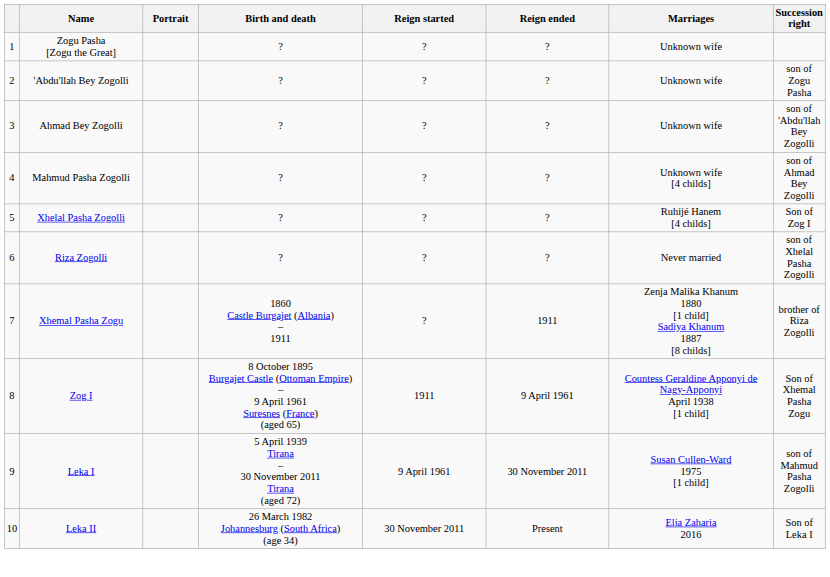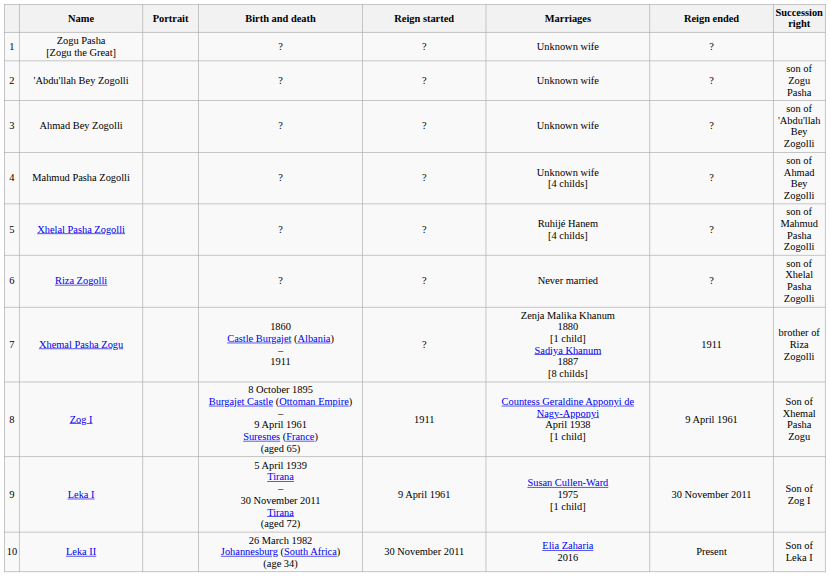columns swapped: (547, 18) <-> (691, 18)
(799, 218) Son of Zog I -> (799, 229) son of Mahmud Pasha Zogolli
(799, 471) son of Mahmud Pasha Zogolli -> (799, 494) Son of Zog I
